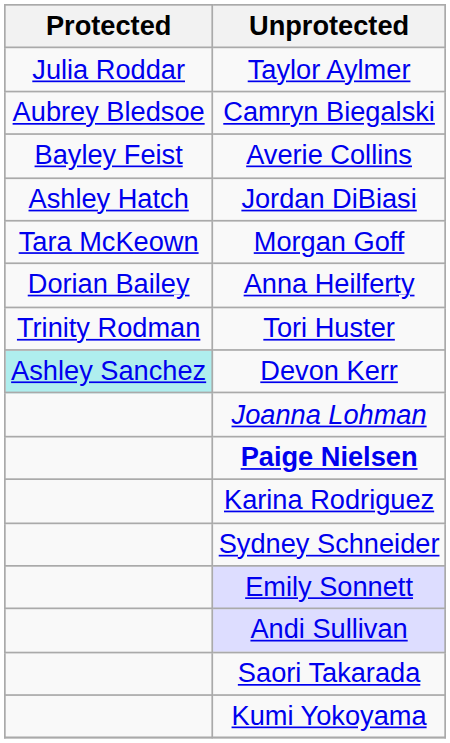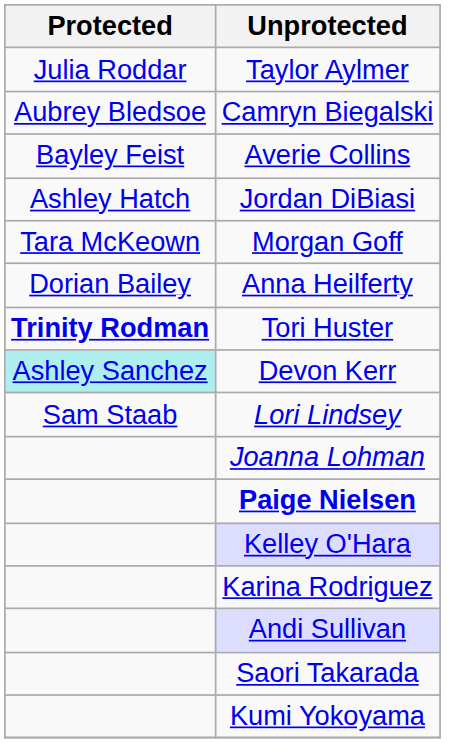(109, 328) normal -> (110, 328) bold
+ row: (327, 414)
+ row: (327, 543)
- row: (329, 543)
- row: (329, 586)
